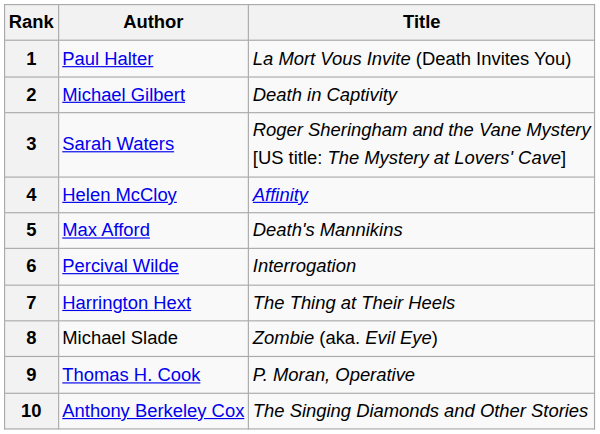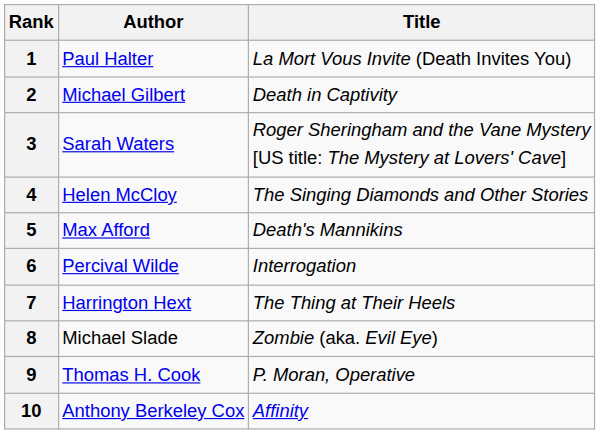(280, 194) Affinity -> (421, 194) The Singing Diamonds and Other Stories
(421, 410) The Singing Diamonds and Other Stories -> (280, 410) Affinity
